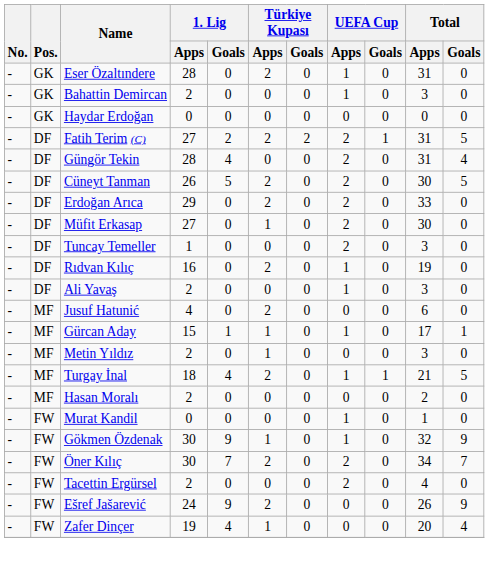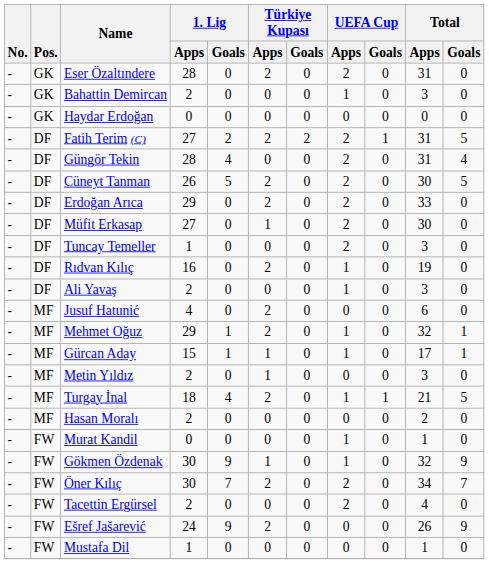(346, 73) 1 -> (346, 73) 2
+ row: (103, 332)
- row: (99, 526)
+ row: (97, 548)
